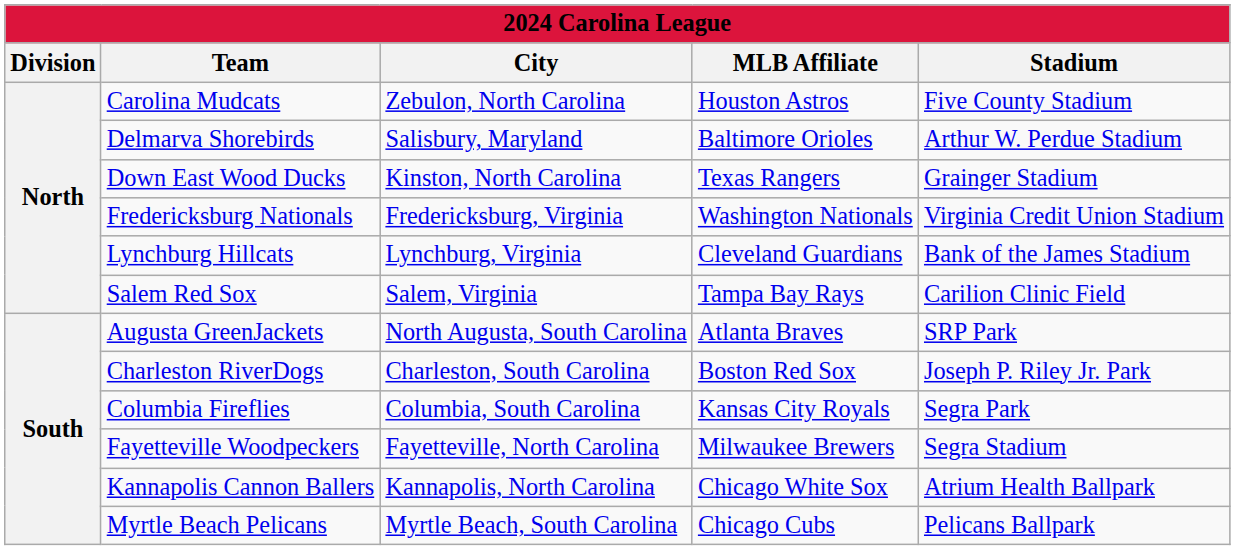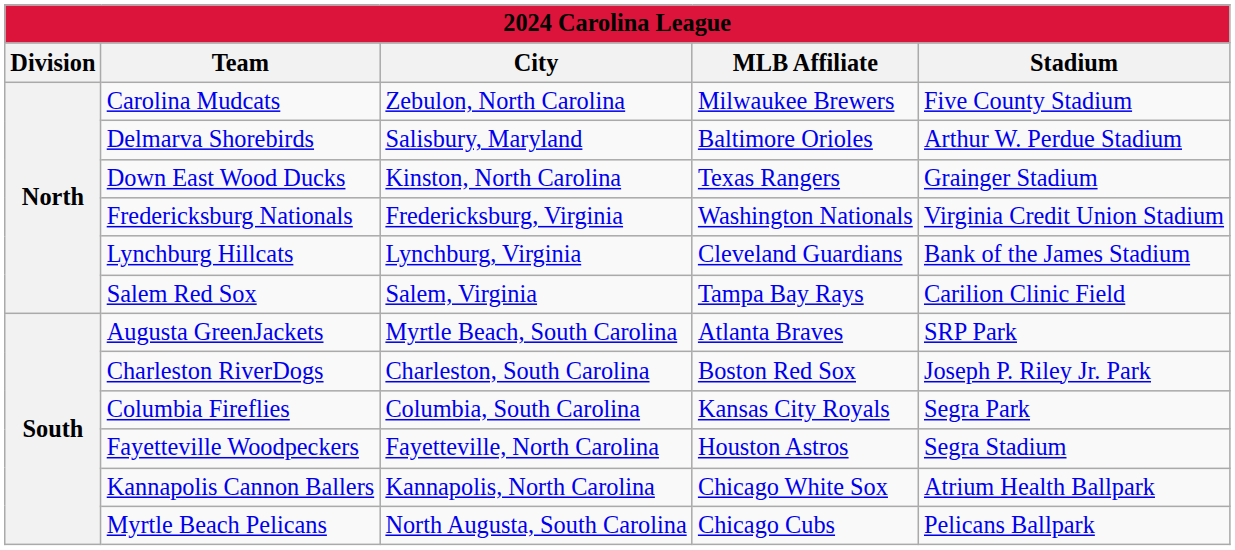(773, 100) Houston Astros -> (796, 100) Milwaukee Brewers
(536, 332) North Augusta, South Carolina -> (531, 332) Myrtle Beach, South Carolina
(796, 448) Milwaukee Brewers -> (773, 448) Houston Astros
(531, 525) Myrtle Beach, South Carolina -> (536, 525) North Augusta, South Carolina
